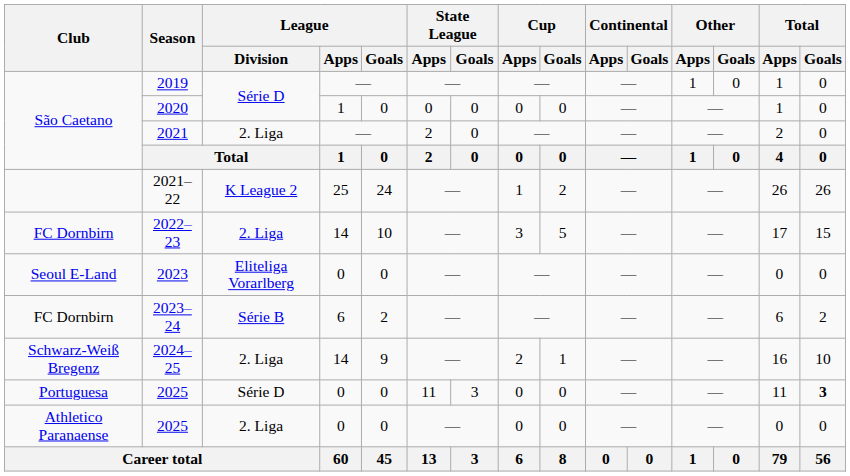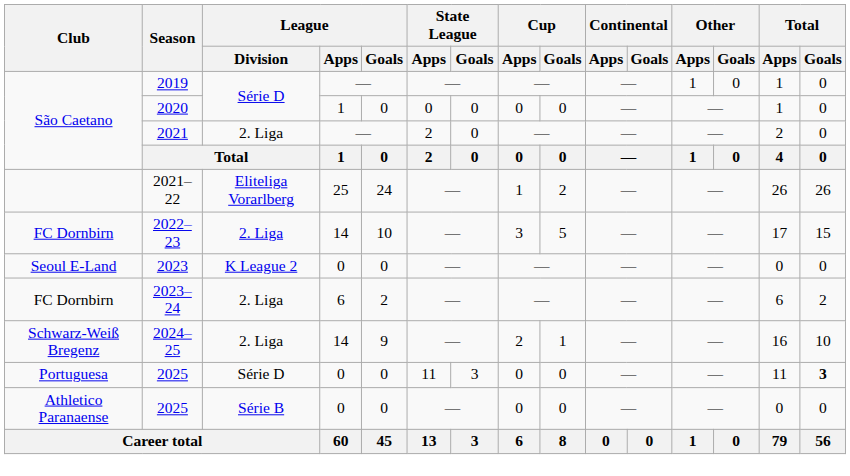(261, 190) K League 2 -> (261, 190) Eliteliga Vorarlberg
(261, 274) Eliteliga Vorarlberg -> (261, 266) K League 2
(261, 316) Série B -> (261, 299) 2. Liga
(261, 425) 2. Liga -> (261, 408) Série B
